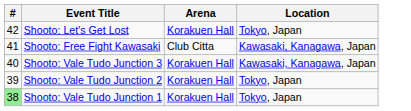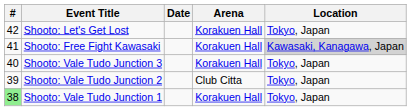+ column: (179, 13)
(190, 47) Club Citta -> (229, 47) Korakuen Hall
(307, 47) no background -> (335, 47) lightgrey background
(307, 64) Kawasaki, Kanagawa, Japan -> (298, 64) Tokyo, Japan
(201, 81) Korakuen Hall -> (219, 81) Club Citta
